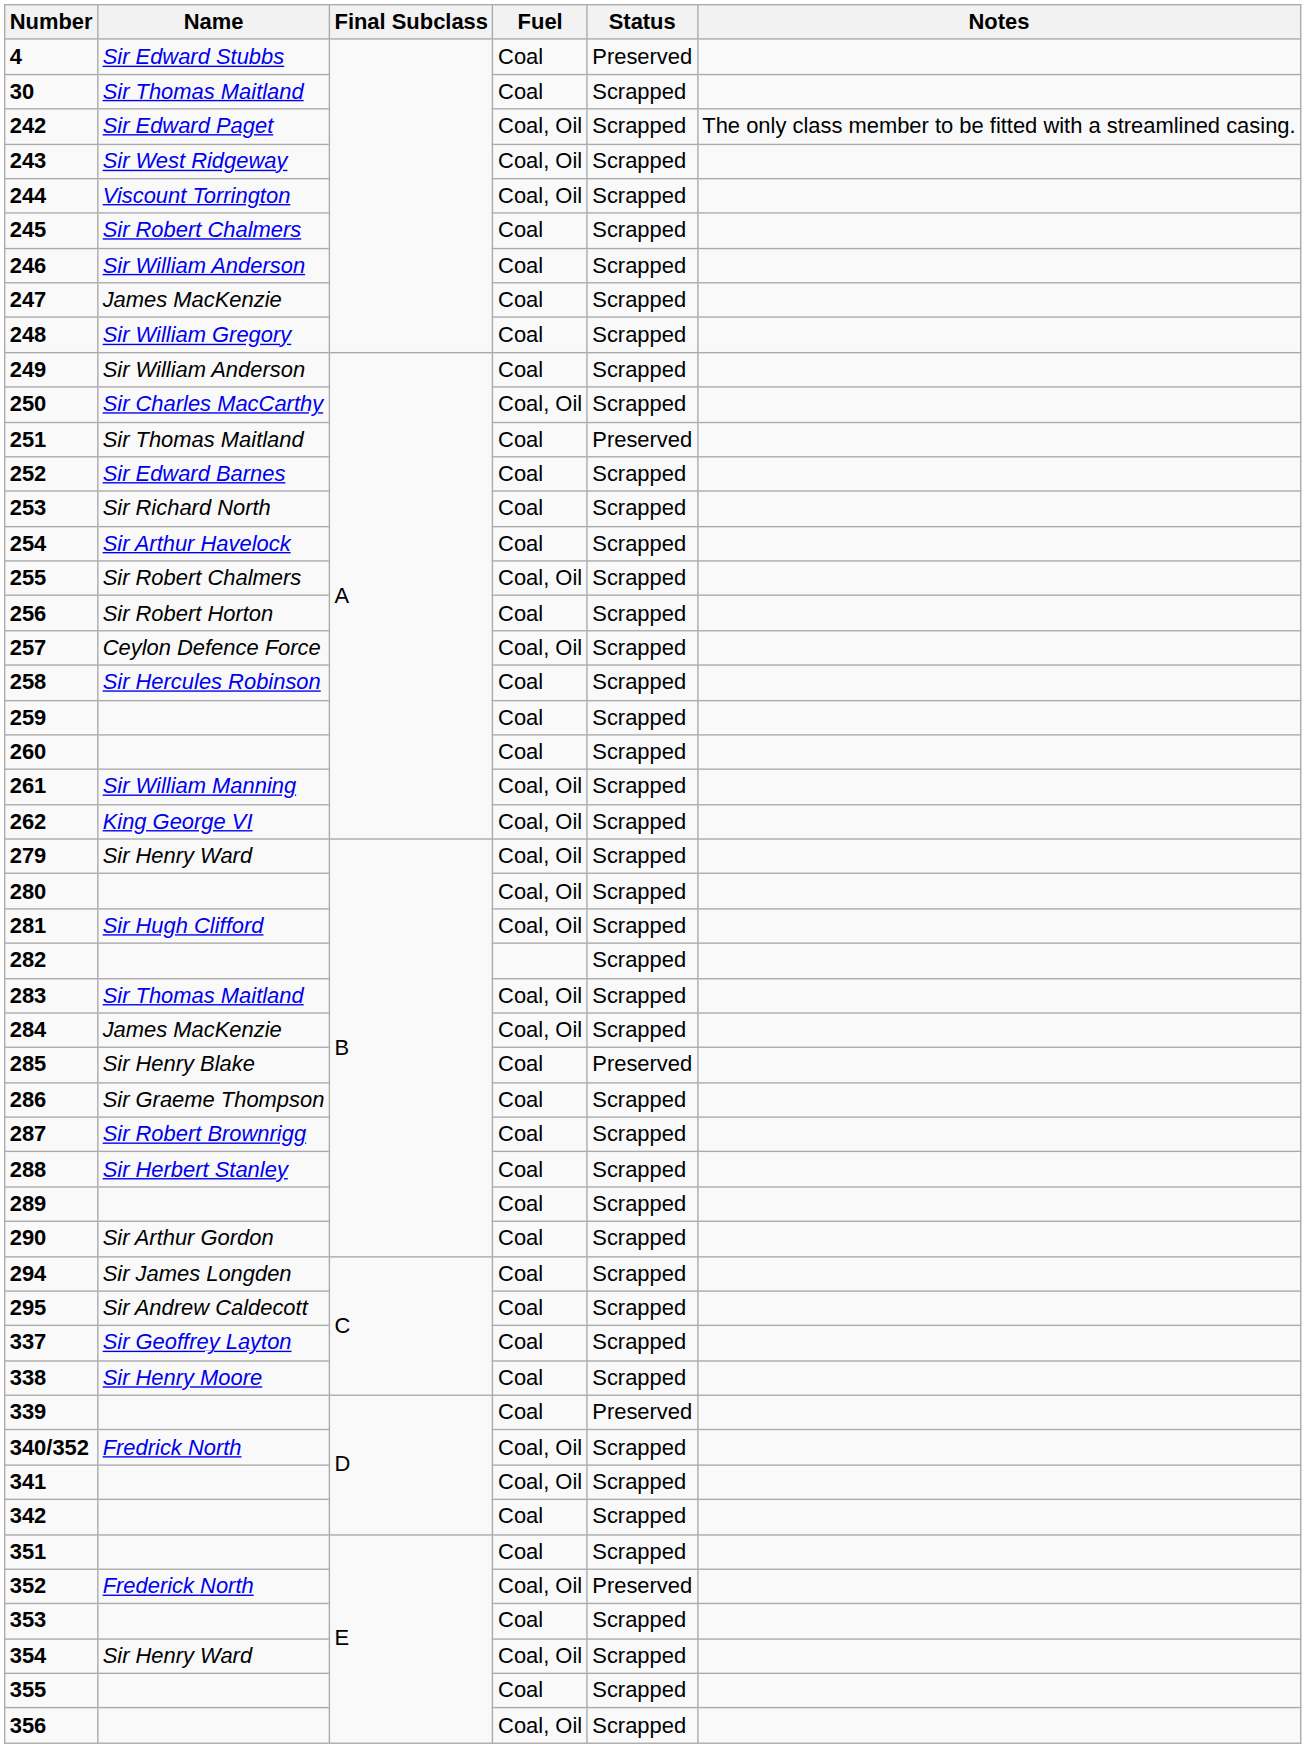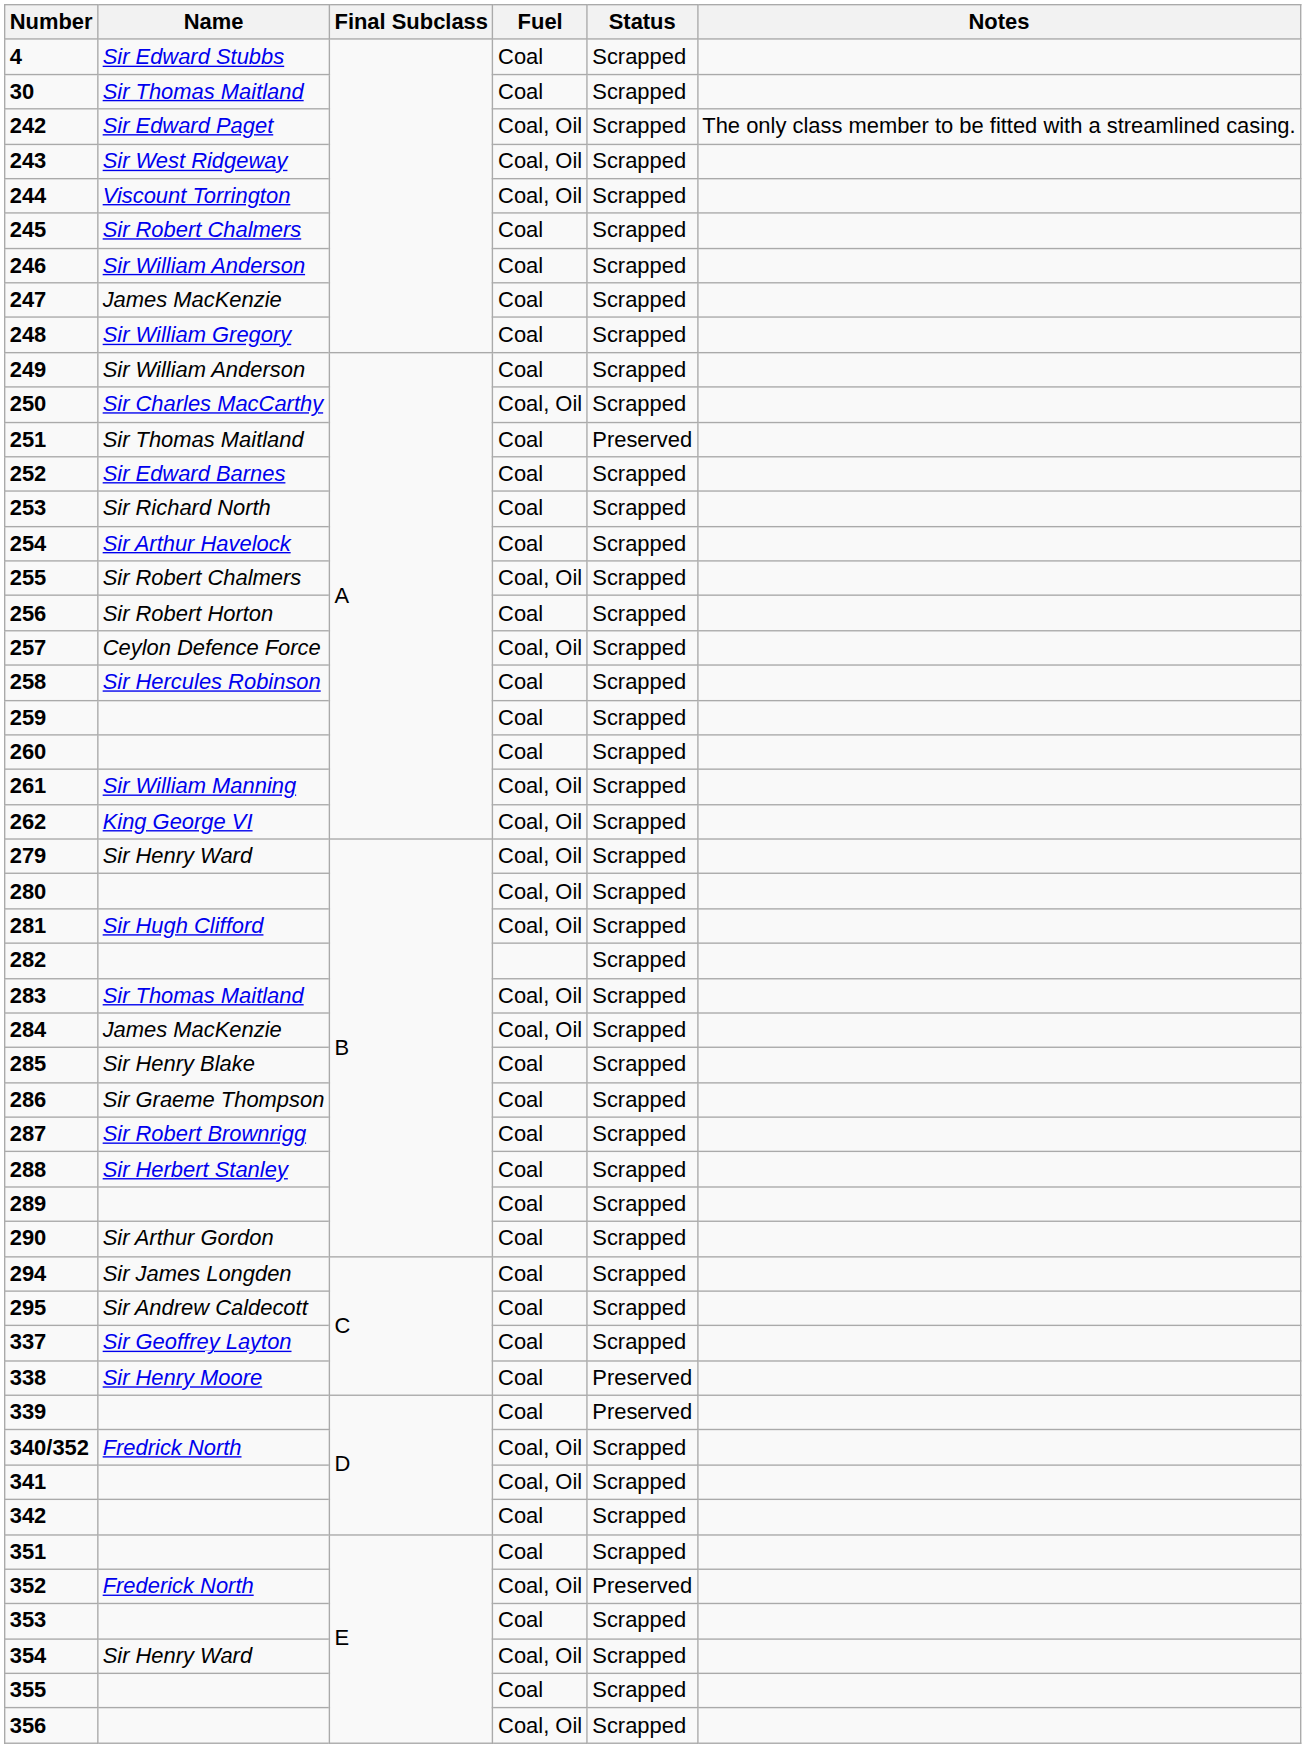(642, 56) Preserved -> (639, 56) Scrapped
(642, 1064) Preserved -> (639, 1064) Scrapped
(639, 1377) Scrapped -> (642, 1377) Preserved
